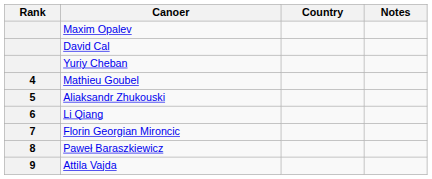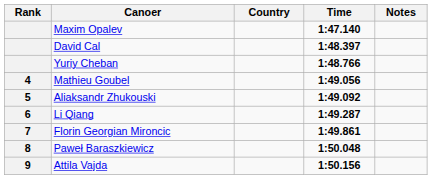+ column: (339, 13)
